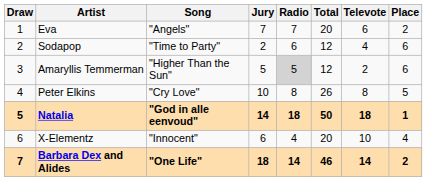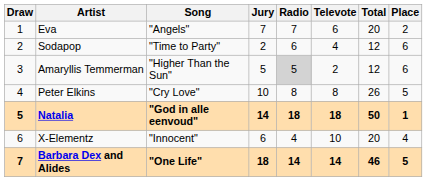columns swapped: (365, 13) <-> (326, 13)
(405, 162) 2 -> (405, 162) 5
